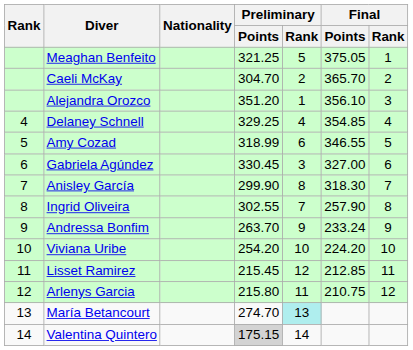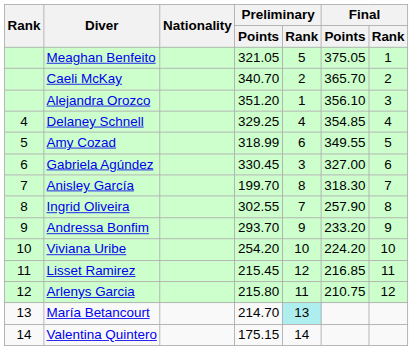(259, 57) 321.25 -> (259, 57) 321.05
(259, 79) 304.70 -> (259, 79) 340.70
(345, 143) 346.55 -> (345, 143) 349.55
(259, 185) 299.90 -> (259, 185) 199.70
(259, 228) 263.70 -> (259, 228) 293.70
(345, 228) 233.24 -> (345, 228) 233.20
(345, 270) 212.85 -> (345, 270) 216.85
(259, 313) 274.70 -> (259, 313) 214.70
(259, 334) lightgrey background -> (259, 334) no background
